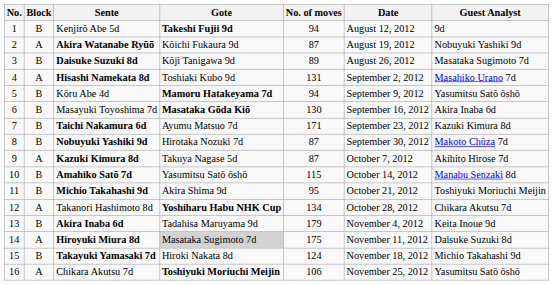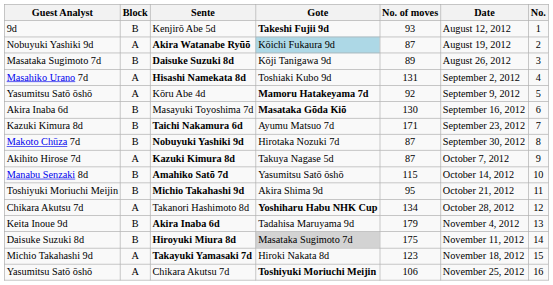columns swapped: (14, 12) <-> (490, 12)
(314, 28) 94 -> (410, 28) 93
(200, 45) no background -> (297, 45) lightblue background
(39, 93) B -> (135, 93) A
(314, 93) 94 -> (410, 93) 92
(39, 239) A -> (135, 239) B
(39, 256) B -> (135, 256) A
(314, 256) 124 -> (410, 256) 123
